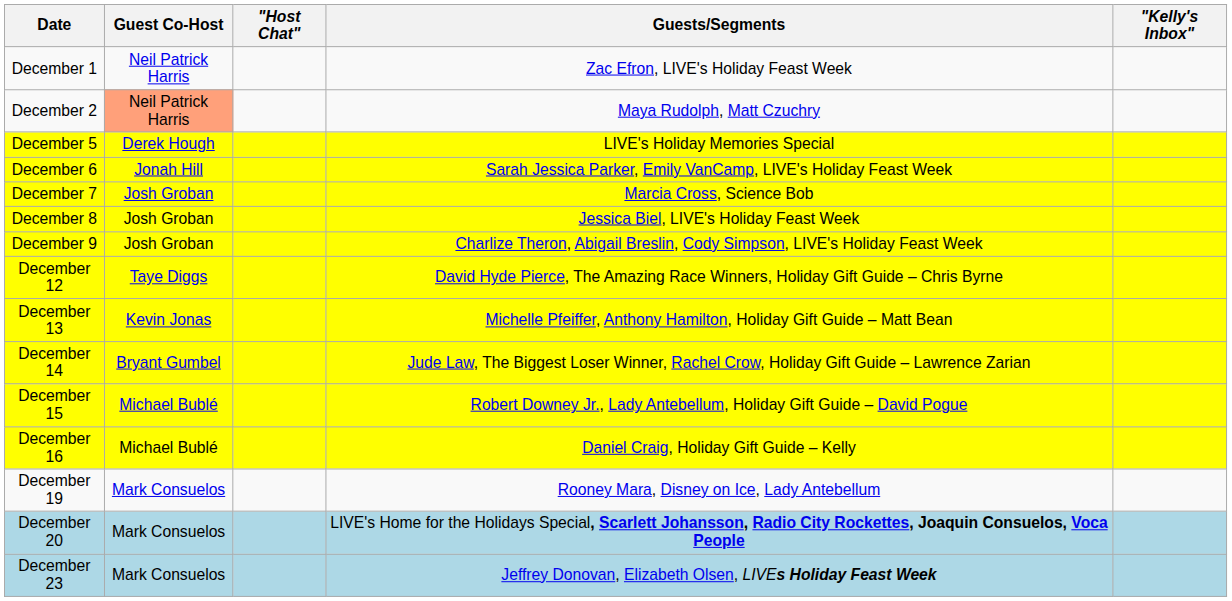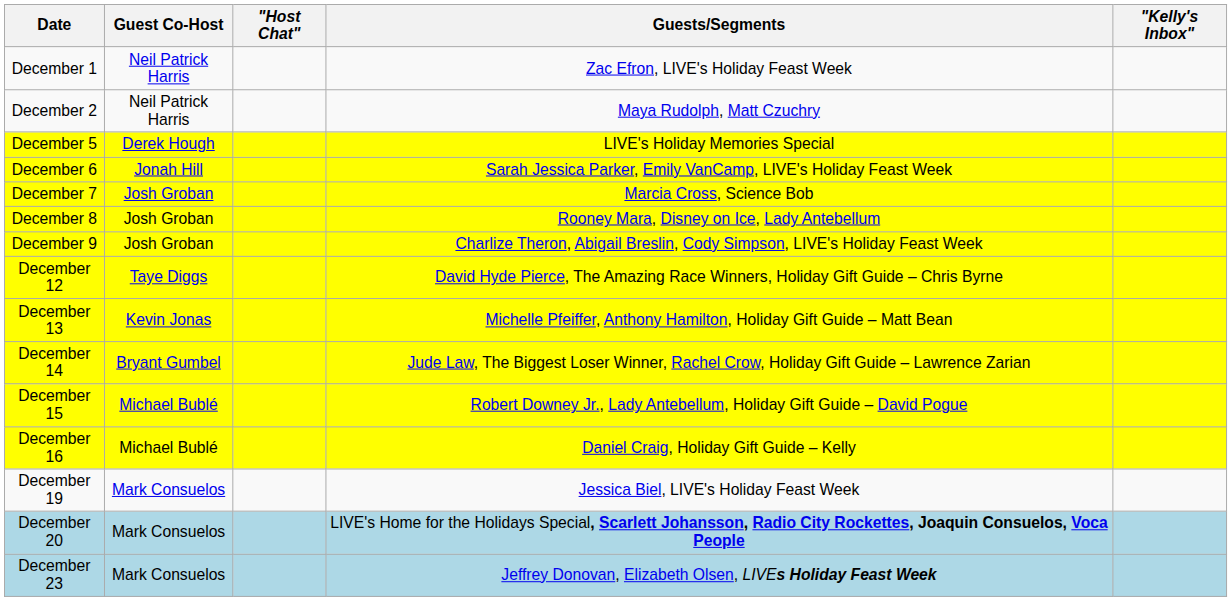(169, 110) lightsalmon background -> (169, 110) no background
(719, 219) Jessica Biel, LIVE's Holiday Feast Week -> (719, 219) Rooney Mara, Disney on Ice, Lady Antebellum
(719, 490) Rooney Mara, Disney on Ice, Lady Antebellum -> (719, 490) Jessica Biel, LIVE's Holiday Feast Week
